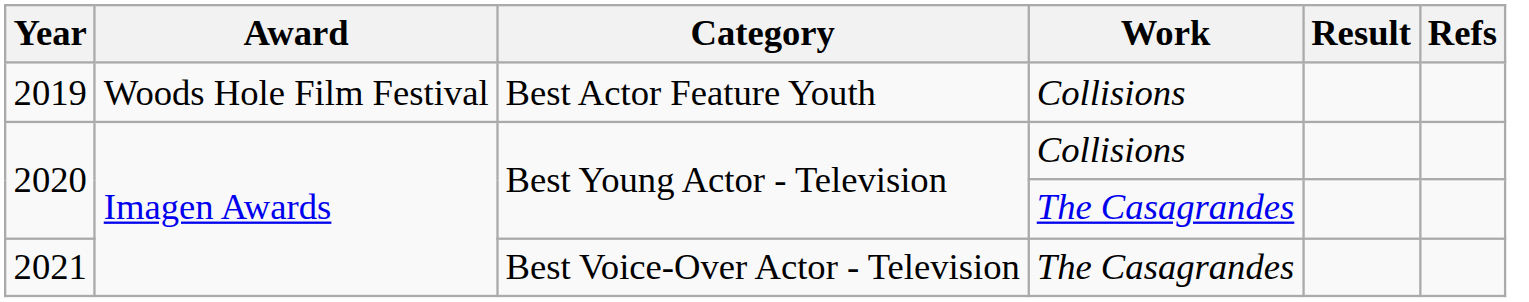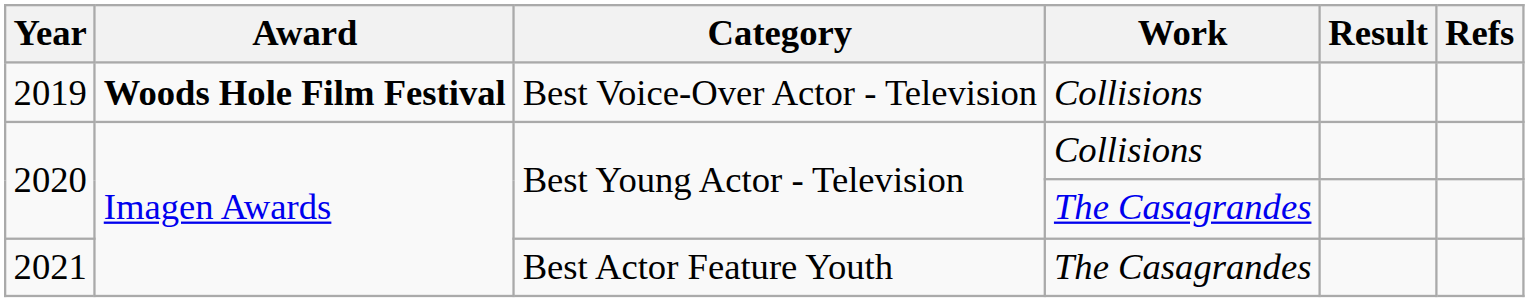(296, 91) normal -> (305, 91) bold
(691, 91) Best Actor Feature Youth -> (780, 91) Best Voice-Over Actor - Television
(763, 265) Best Voice-Over Actor - Television -> (708, 265) Best Actor Feature Youth
